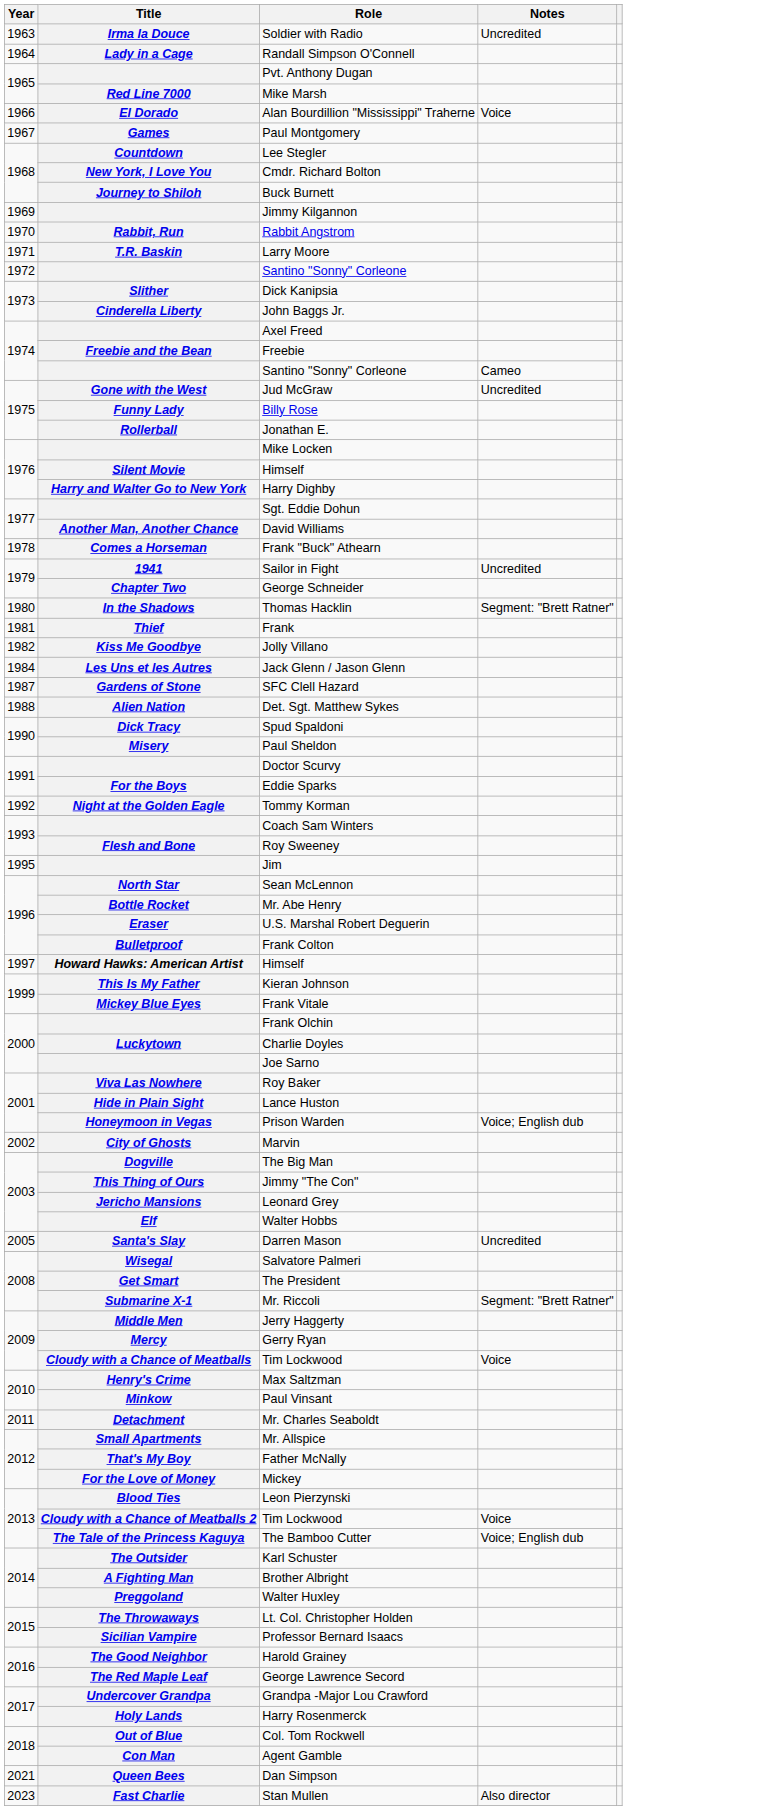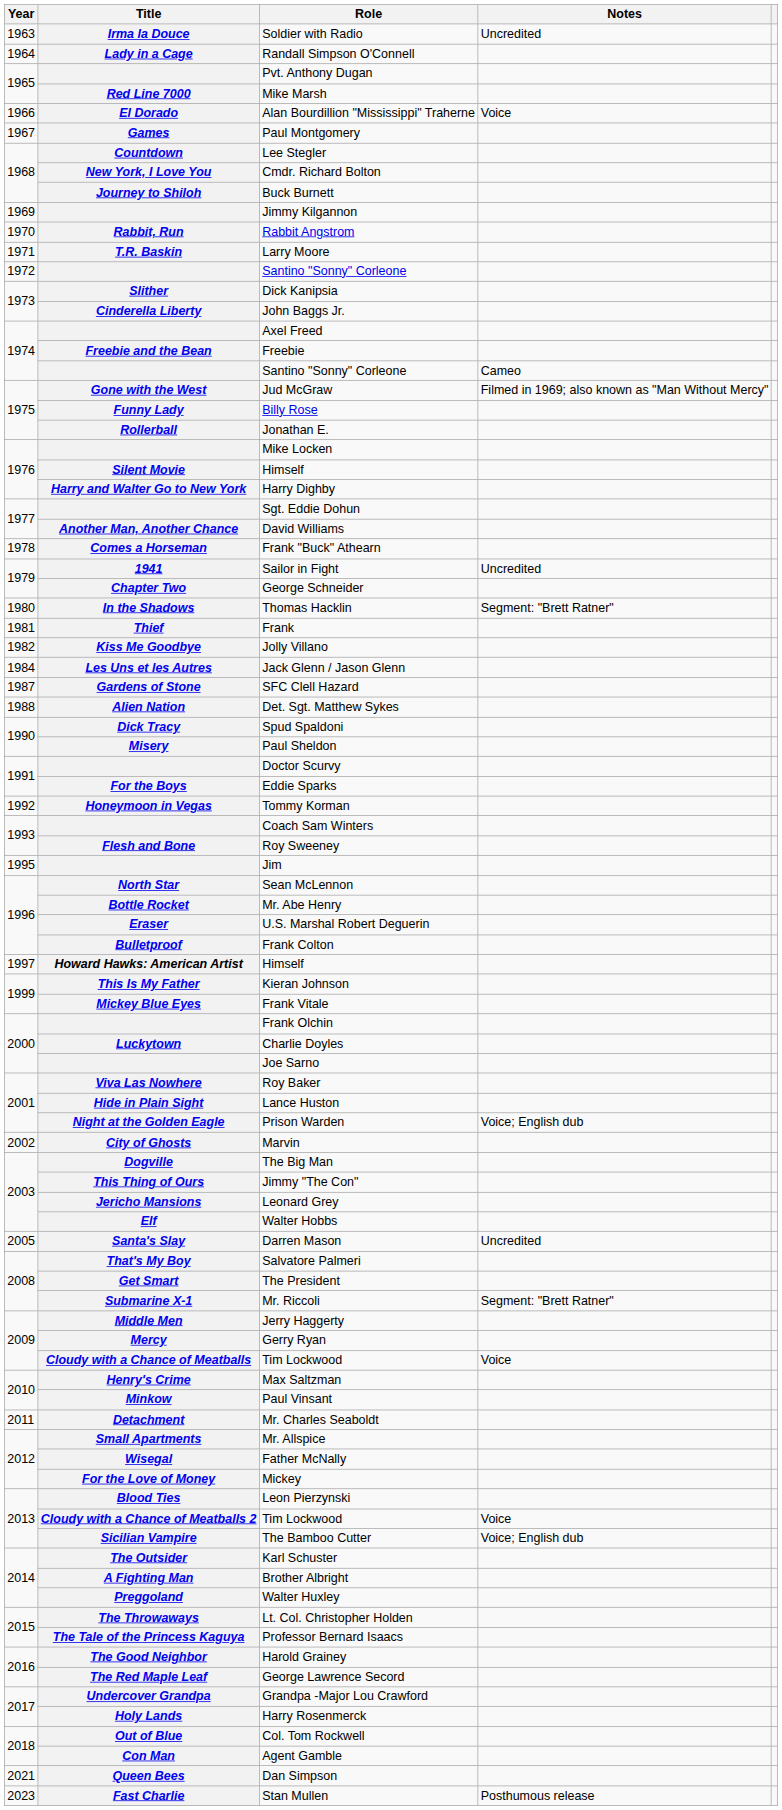(511, 390) Uncredited -> (625, 390) Filmed in 1969; also known as "Man Without Mercy"
(149, 806) Night at the Golden Eagle -> (149, 806) Honeymoon in Vegas
(149, 1122) Honeymoon in Vegas -> (149, 1122) Night at the Golden Eagle
(149, 1261) Wisegal -> (149, 1261) That's My Boy
(149, 1459) That's My Boy -> (149, 1459) Wisegal
(149, 1538) The Tale of the Princess Kaguya -> (149, 1538) Sicilian Vampire
(149, 1637) Sicilian Vampire -> (149, 1637) The Tale of the Princess Kaguya
(515, 1795) Also director -> (538, 1795) Posthumous release
